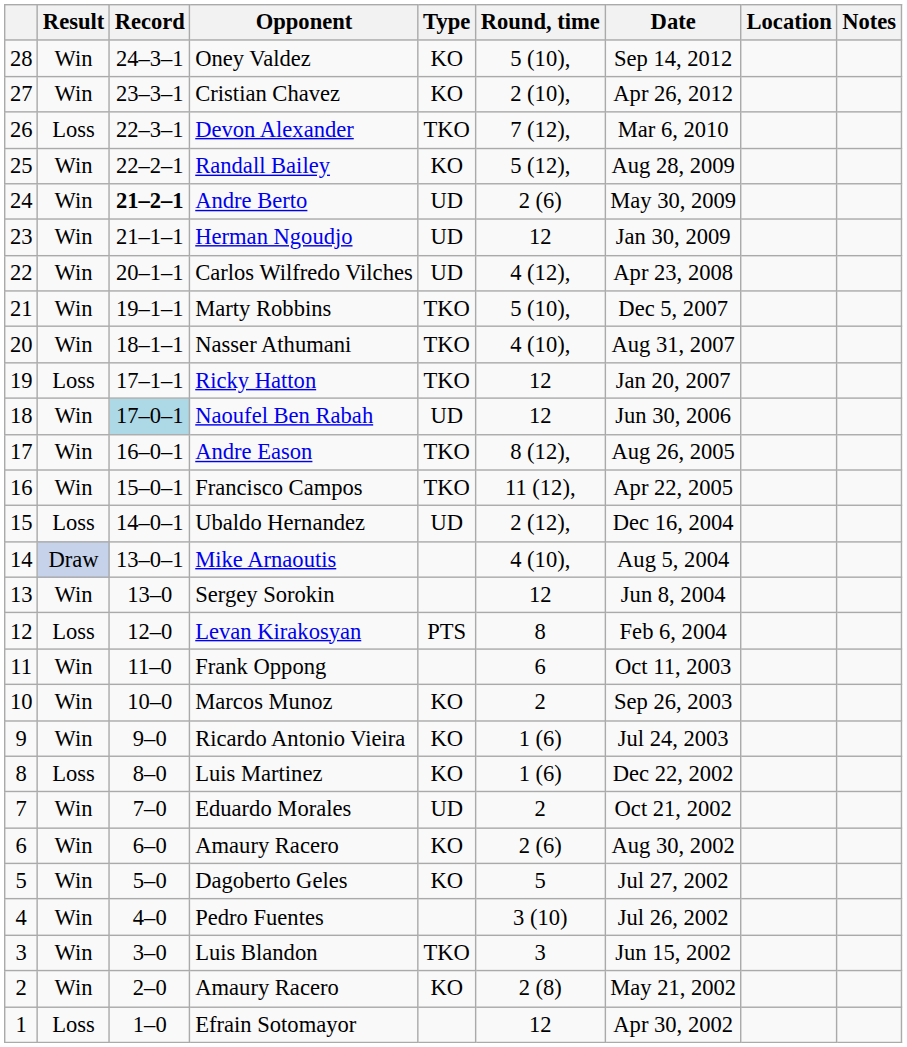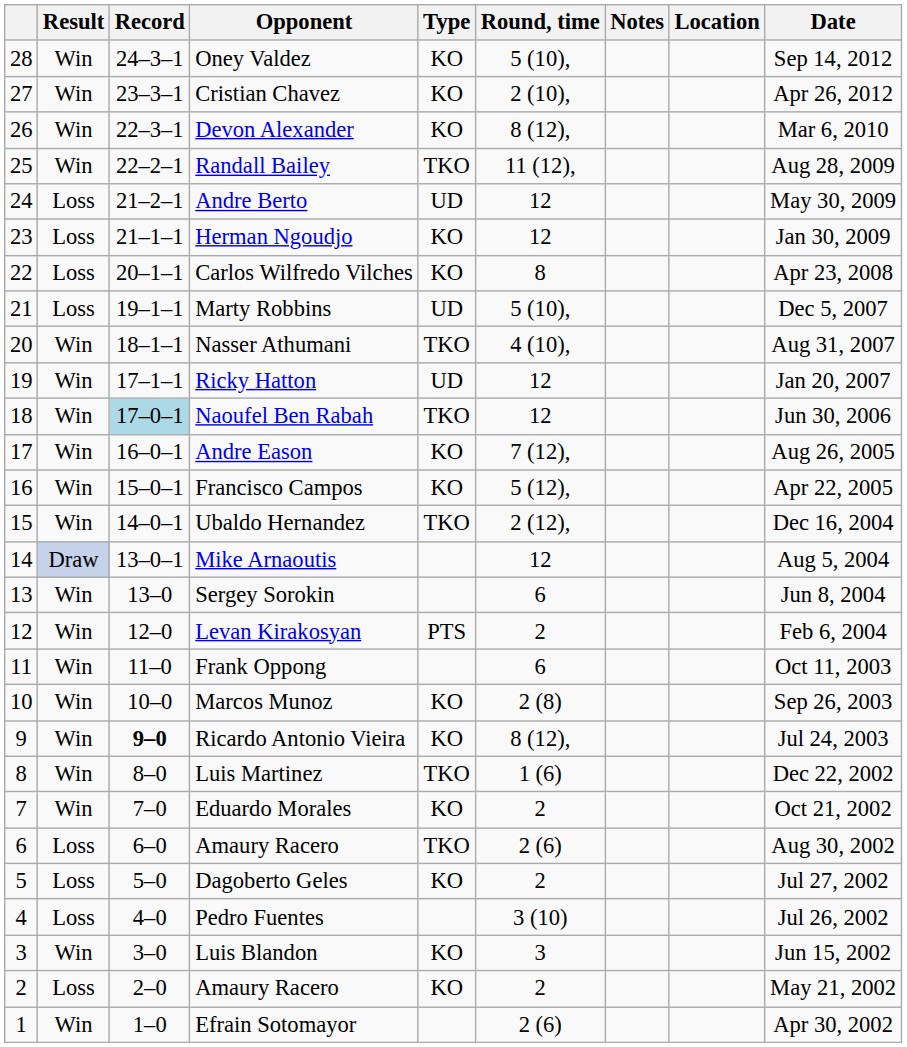columns swapped: (673, 22) <-> (869, 22)
(74, 129) Loss -> (74, 129) Win
(447, 129) TKO -> (447, 129) KO
(540, 129) 7 (12), -> (540, 129) 8 (12),
(447, 165) KO -> (447, 165) TKO
(540, 165) 5 (12), -> (540, 165) 11 (12),
(74, 201) Win -> (74, 201) Loss
(150, 201) bold -> (150, 201) normal
(540, 201) 2 (6) -> (540, 201) 12
(74, 237) Win -> (74, 237) Loss
(447, 237) UD -> (447, 237) KO
(74, 272) Win -> (74, 272) Loss
(447, 272) UD -> (447, 272) KO
(540, 272) 4 (12), -> (540, 272) 8
(74, 308) Win -> (74, 308) Loss
(447, 308) TKO -> (447, 308) UD
(74, 380) Loss -> (74, 380) Win
(447, 380) TKO -> (447, 380) UD
(447, 415) UD -> (447, 415) TKO
(447, 451) TKO -> (447, 451) KO
(540, 451) 8 (12), -> (540, 451) 7 (12),
(447, 487) TKO -> (447, 487) KO
(540, 487) 11 (12), -> (540, 487) 5 (12),
(74, 523) Loss -> (74, 523) Win
(447, 523) UD -> (447, 523) TKO
(540, 559) 4 (10), -> (540, 559) 12
(540, 594) 12 -> (540, 594) 6
(74, 630) Loss -> (74, 630) Win
(540, 630) 8 -> (540, 630) 2
(540, 702) 2 -> (540, 702) 2 (8)
(150, 737) normal -> (150, 737) bold
(540, 737) 1 (6) -> (540, 737) 8 (12),
(74, 773) Loss -> (74, 773) Win
(447, 773) KO -> (447, 773) TKO
(447, 809) UD -> (447, 809) KO
(74, 845) Win -> (74, 845) Loss
(447, 845) KO -> (447, 845) TKO
(74, 881) Win -> (74, 881) Loss
(540, 881) 5 -> (540, 881) 2
(74, 916) Win -> (74, 916) Loss
(447, 952) TKO -> (447, 952) KO
(74, 988) Win -> (74, 988) Loss
(540, 988) 2 (8) -> (540, 988) 2
(74, 1024) Loss -> (74, 1024) Win
(540, 1024) 12 -> (540, 1024) 2 (6)
